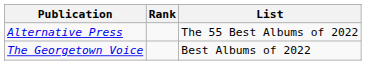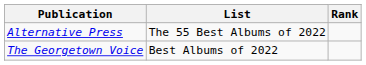columns swapped: (270, 14) <-> (162, 14)
